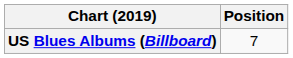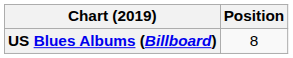(254, 41) 7 -> (254, 41) 8
